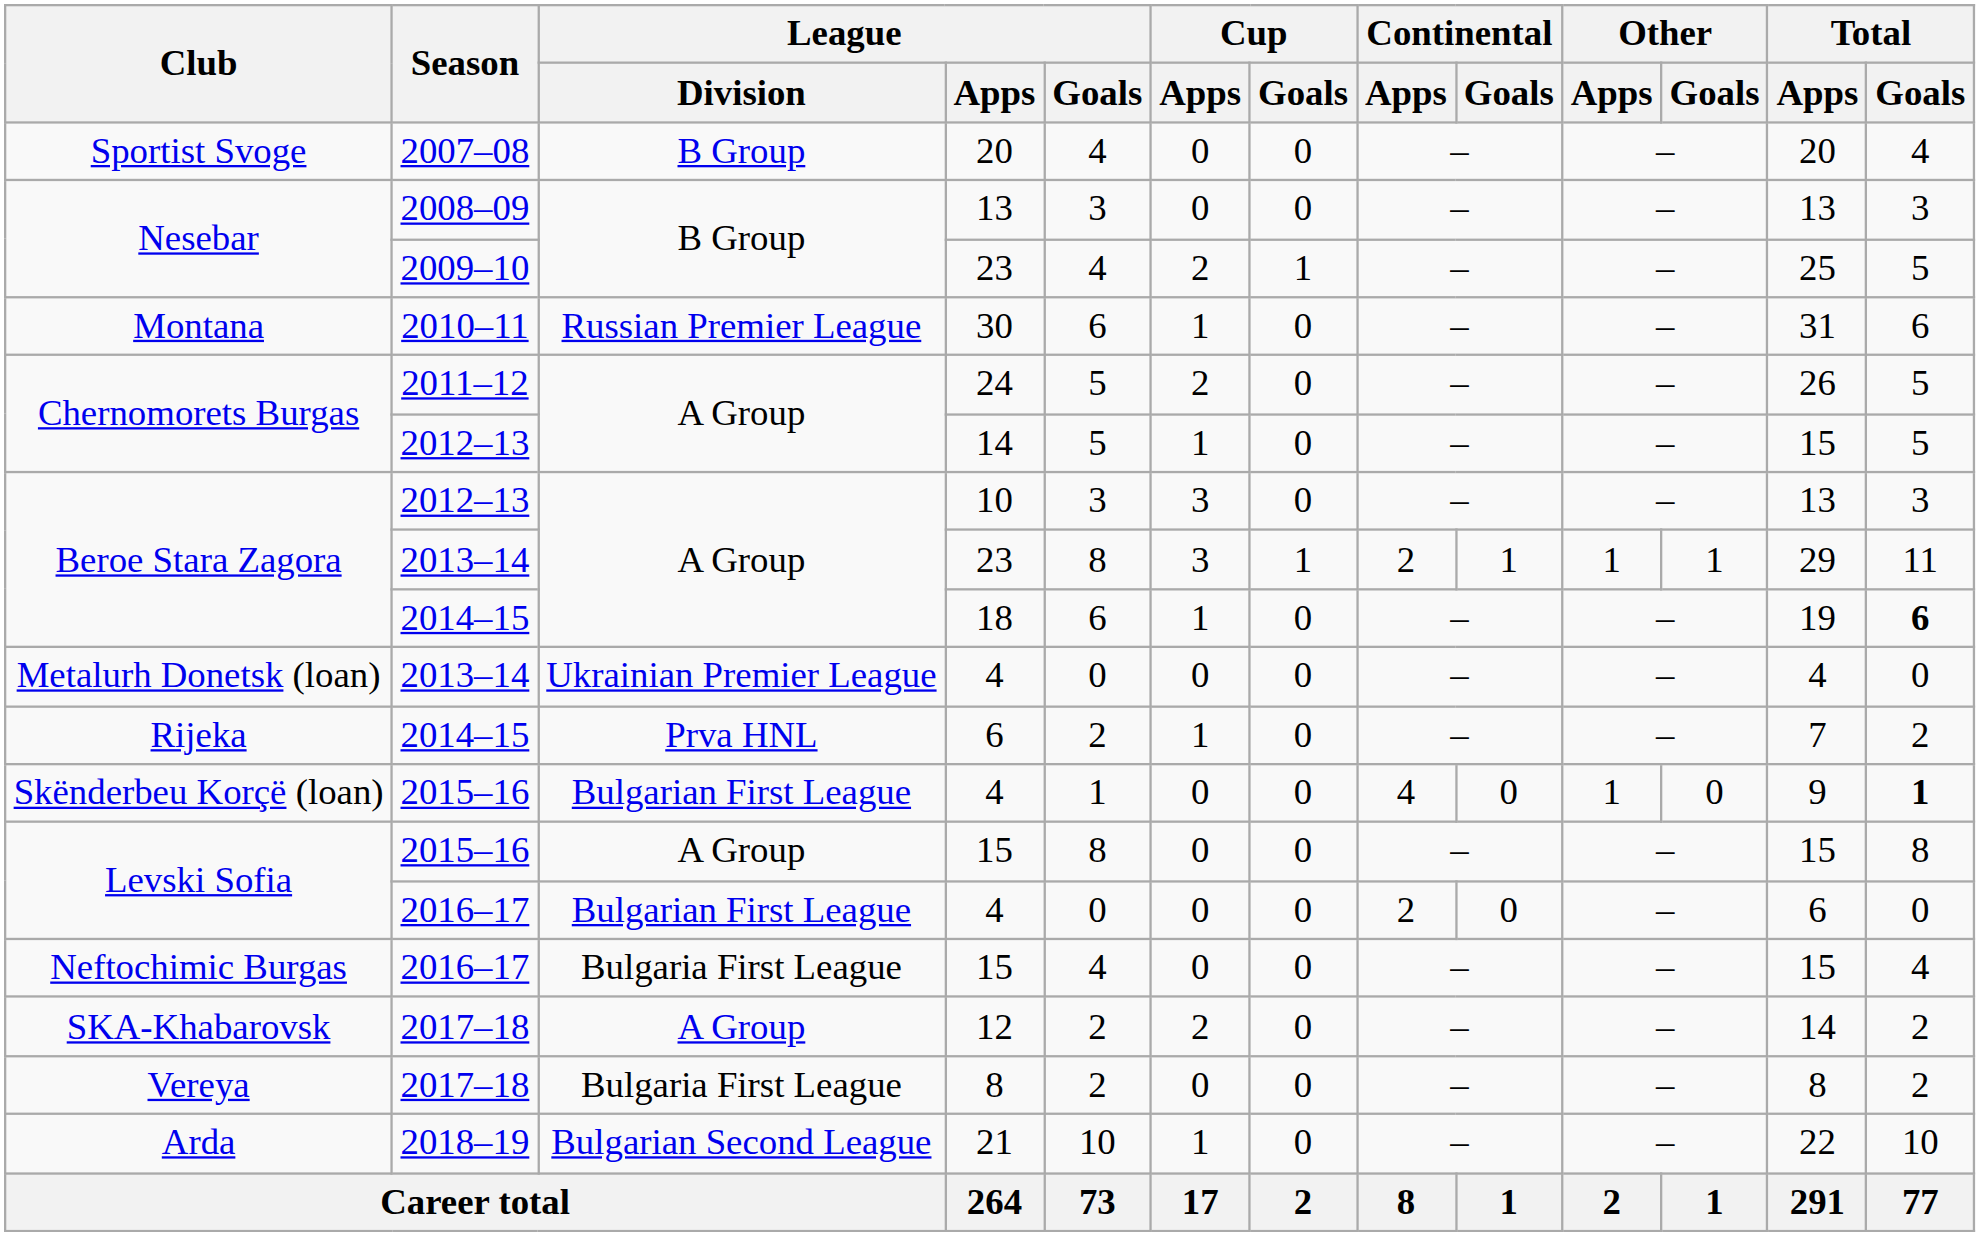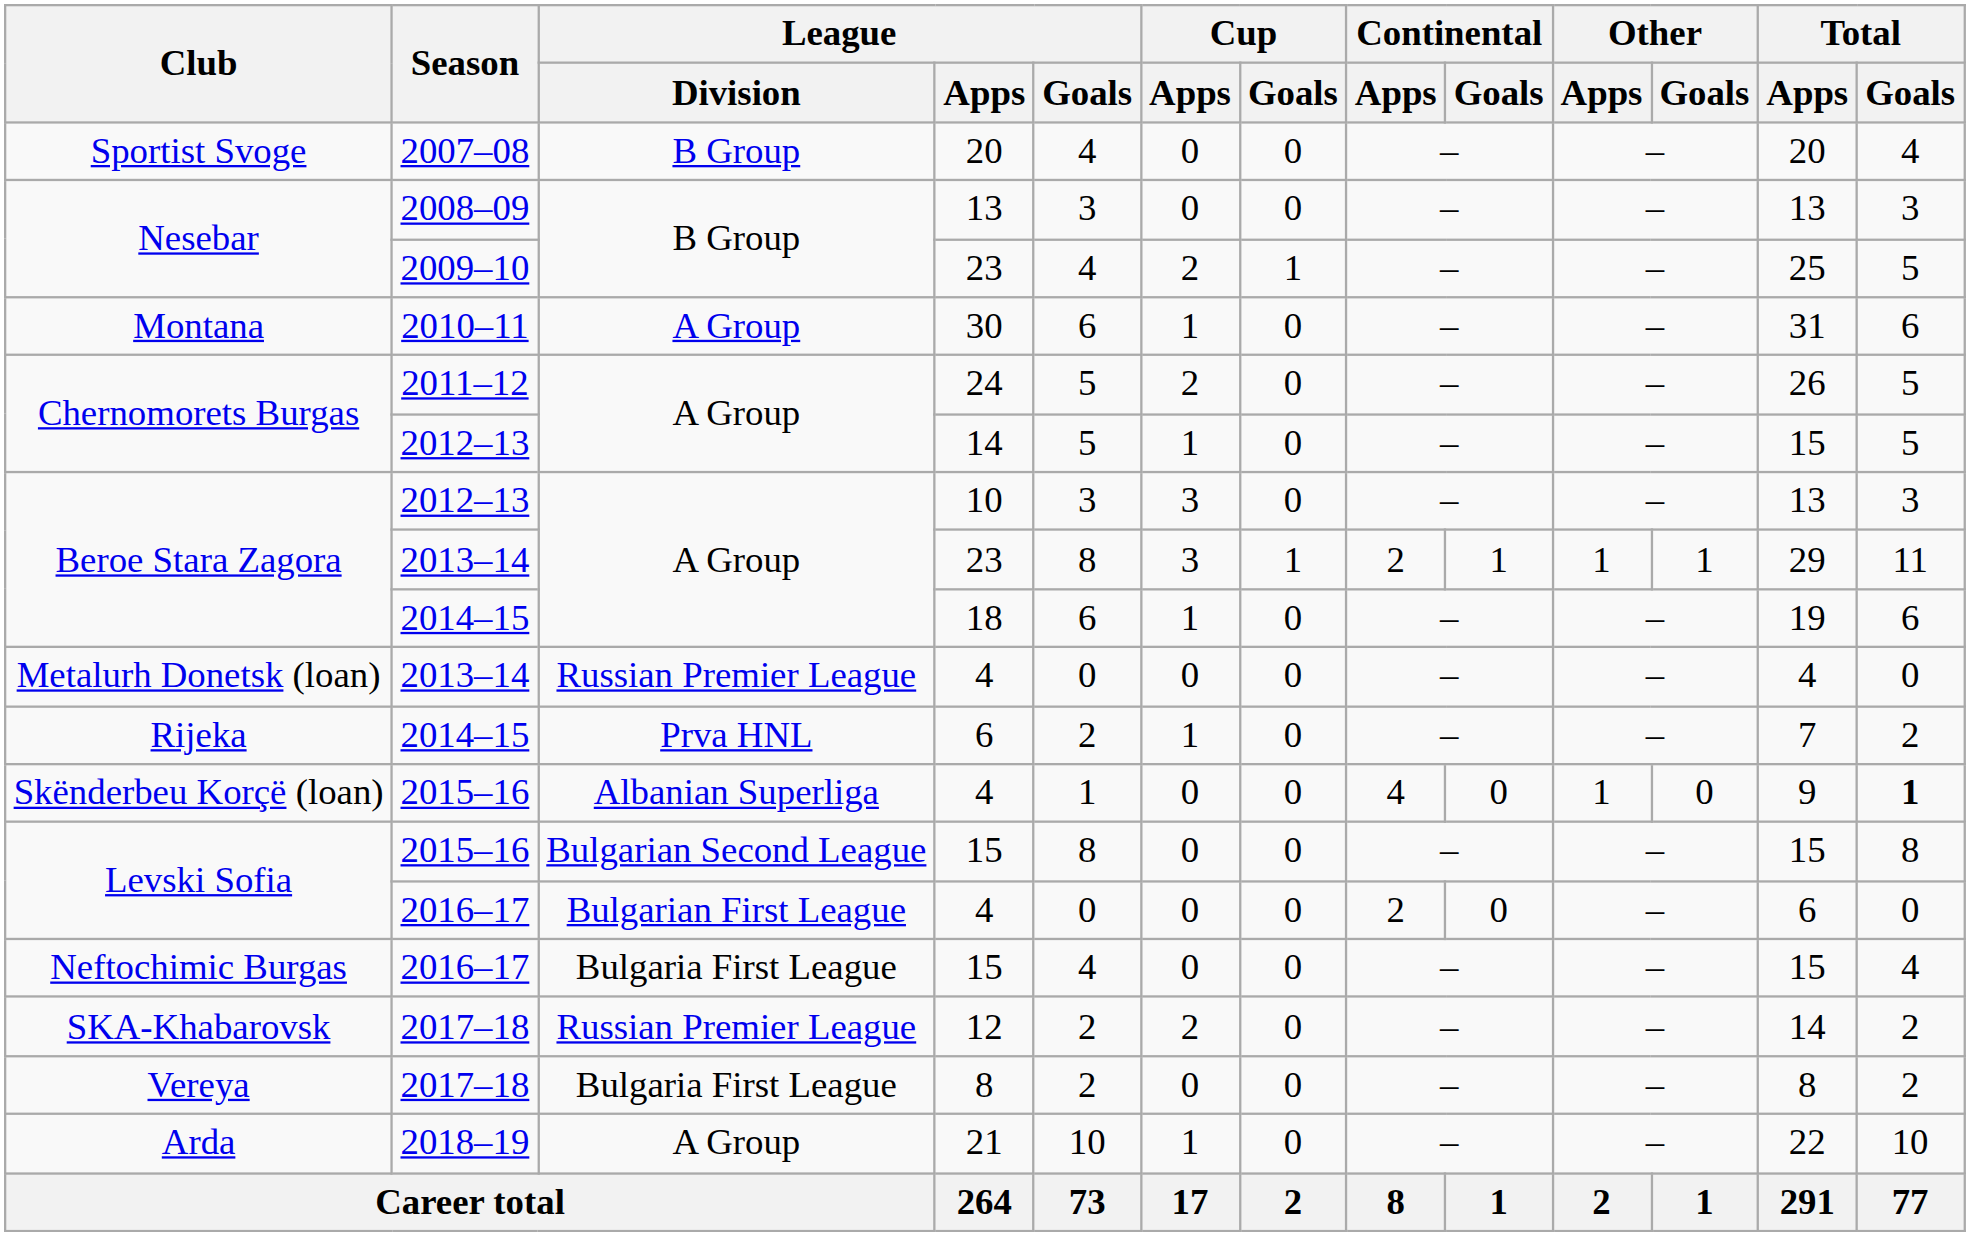(741, 325) Russian Premier League -> (736, 325) A Group
(1920, 617) bold -> (1910, 617) normal
(741, 675) Ukrainian Premier League -> (736, 675) Russian Premier League
(741, 792) Bulgarian First League -> (736, 792) Albanian Superliga
(741, 850) A Group -> (736, 850) Bulgarian Second League
(741, 1025) A Group -> (736, 1025) Russian Premier League
(741, 1142) Bulgarian Second League -> (736, 1142) A Group
